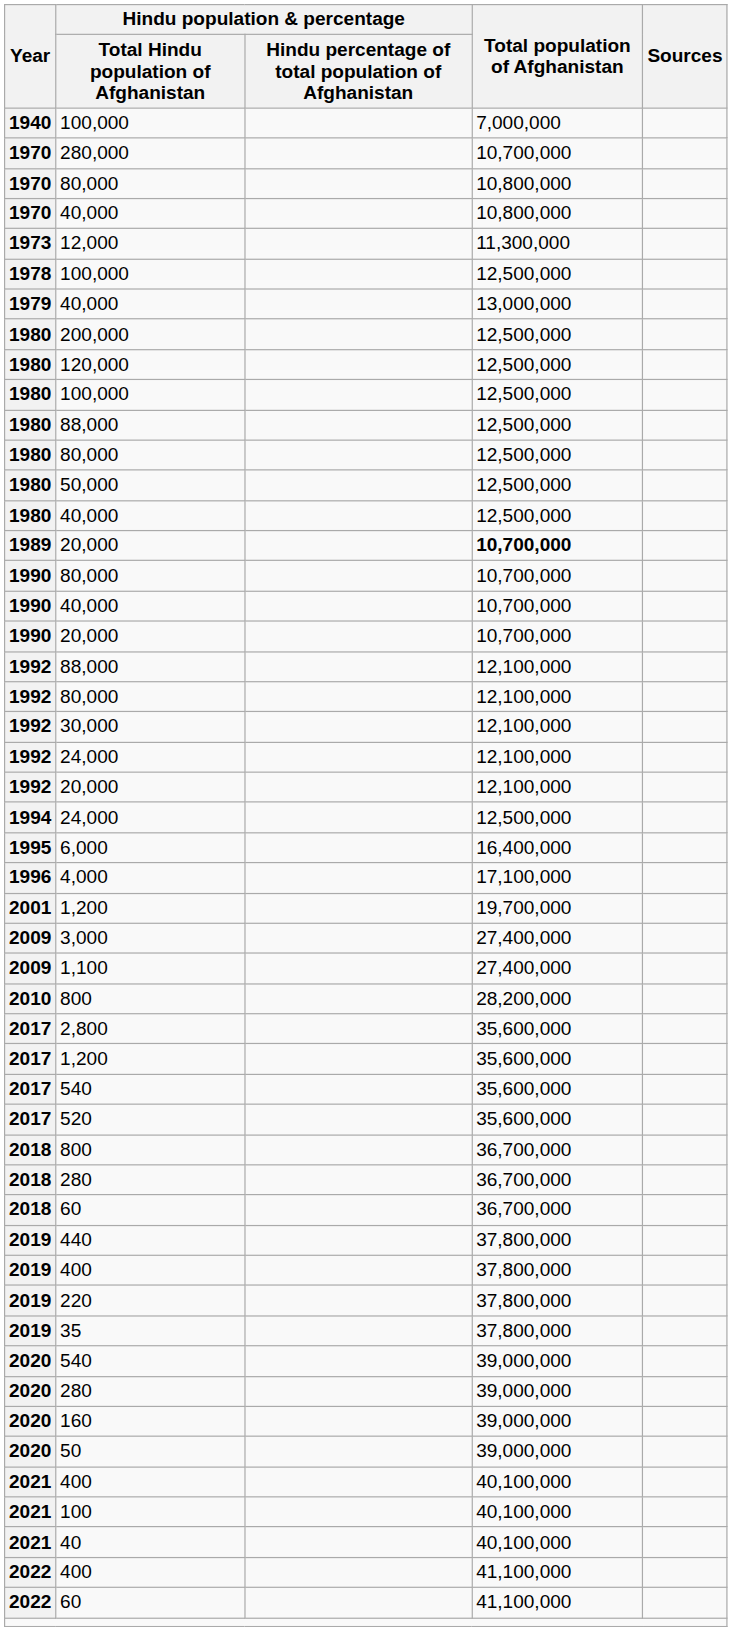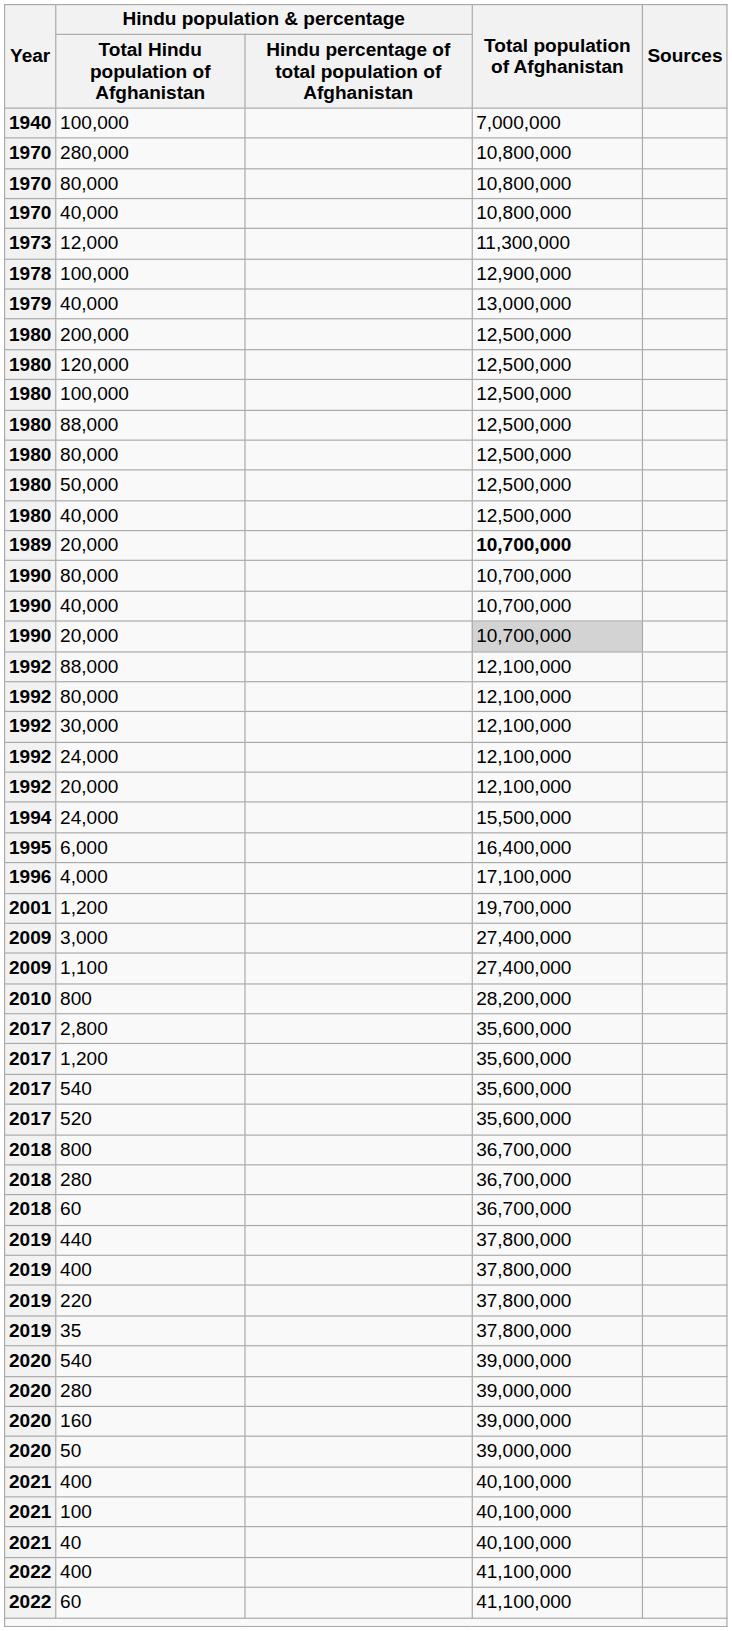(524, 153) 10,700,000 -> (524, 153) 10,800,000
(524, 273) 12,500,000 -> (524, 273) 12,900,000
(524, 636) no background -> (524, 636) lightgrey background
(524, 817) 12,500,000 -> (524, 817) 15,500,000
